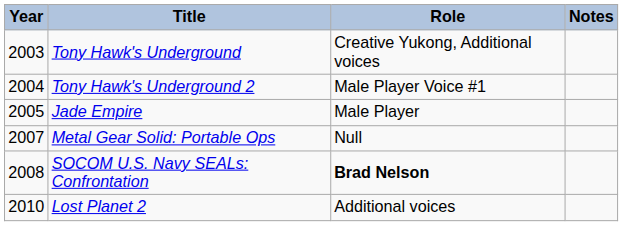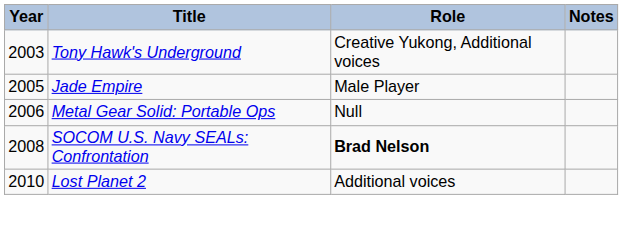- row: (153, 86)
(26, 138) 2007 -> (26, 112) 2006
